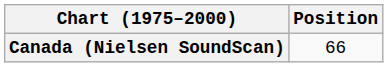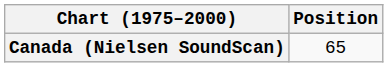(336, 48) 66 -> (336, 48) 65
